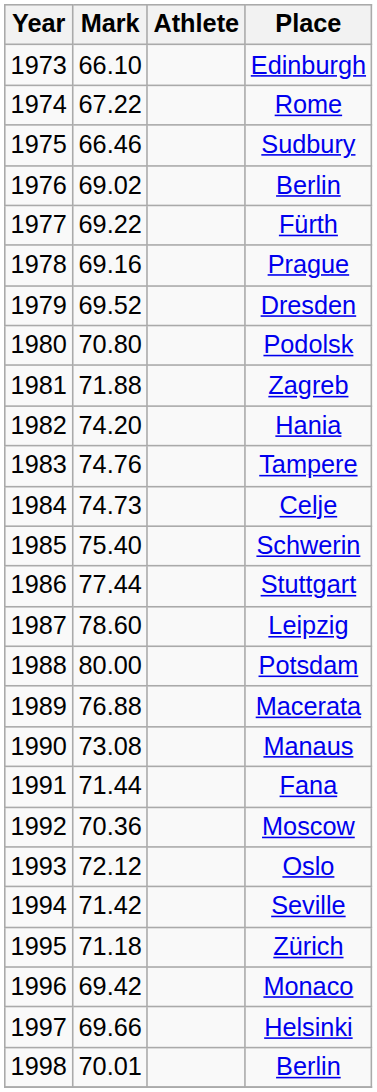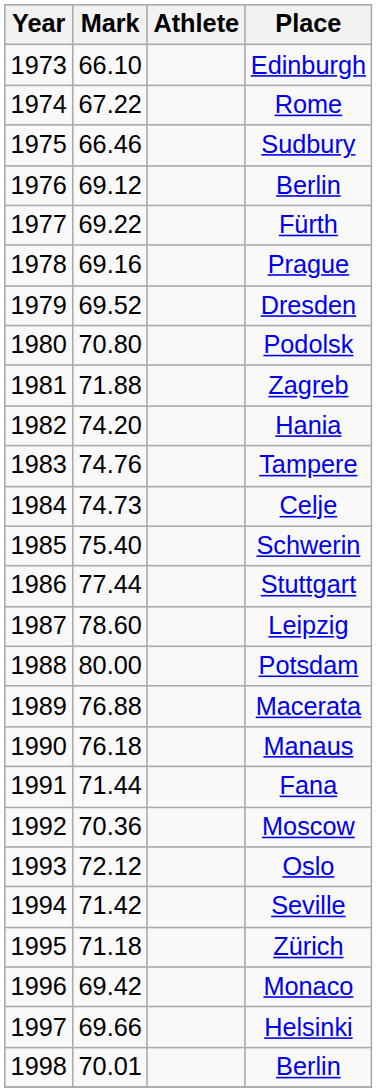(110, 184) 69.02 -> (110, 184) 69.12
(110, 746) 73.08 -> (110, 746) 76.18
